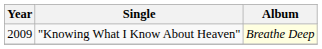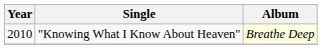(20, 34) 2009 -> (20, 34) 2010
